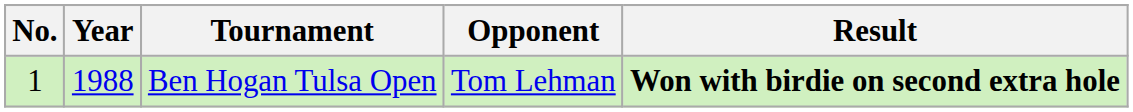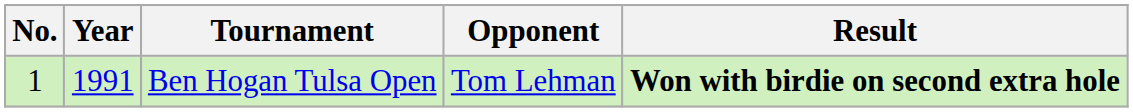(103, 81) 1988 -> (103, 81) 1991
